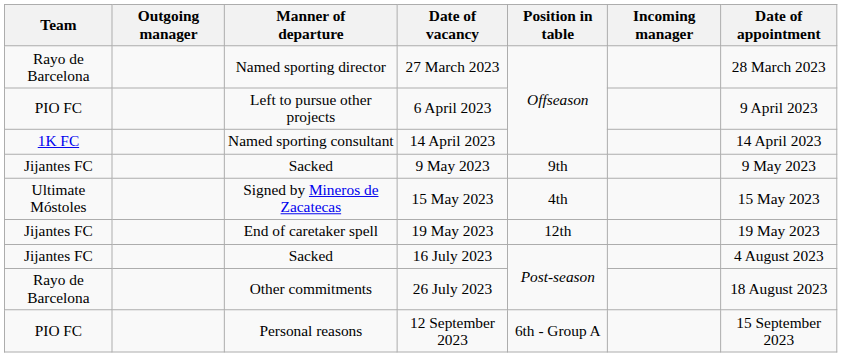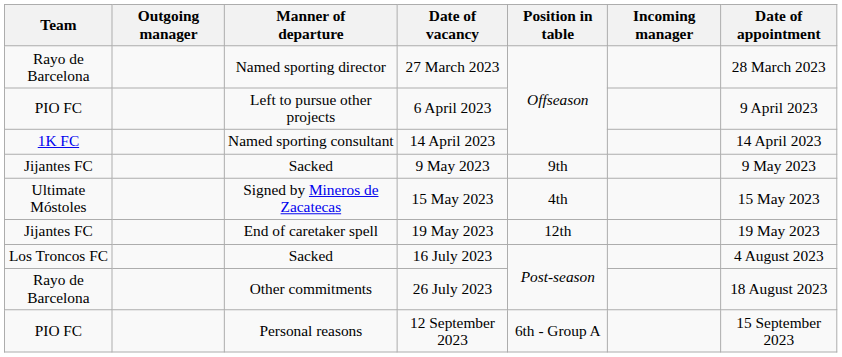(58, 256) Jijantes FC -> (58, 256) Los Troncos FC
